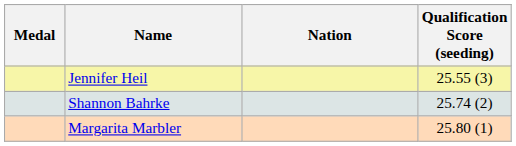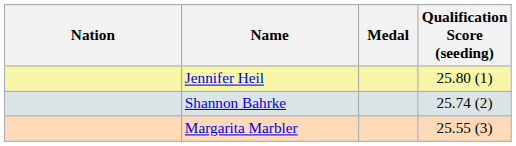columns swapped: (35, 35) <-> (330, 35)
(465, 78) 25.55 (3) -> (465, 78) 25.80 (1)
(465, 129) 25.80 (1) -> (465, 129) 25.55 (3)
